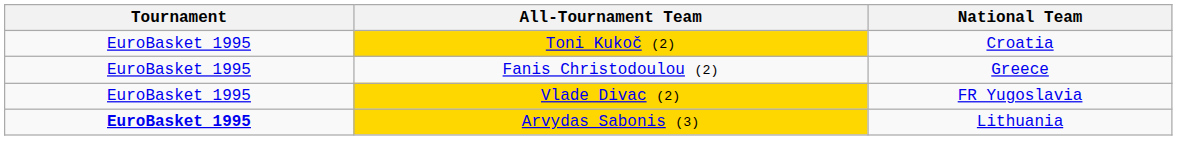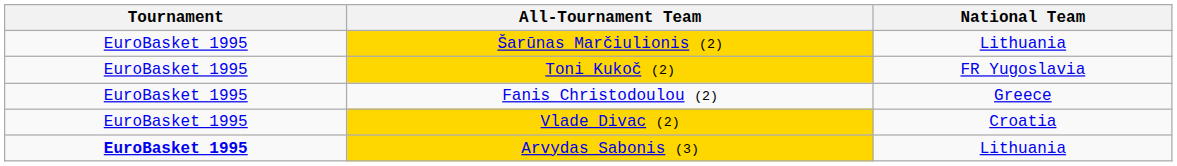+ row: (610, 44)
(1020, 44) Croatia -> (1023, 70) FR Yugoslavia
(1020, 96) FR Yugoslavia -> (1023, 122) Croatia
